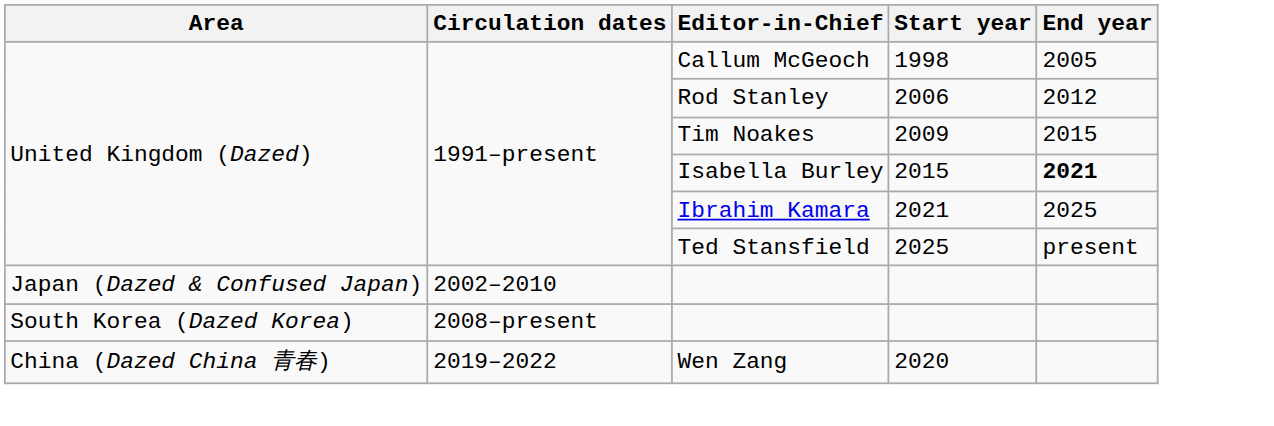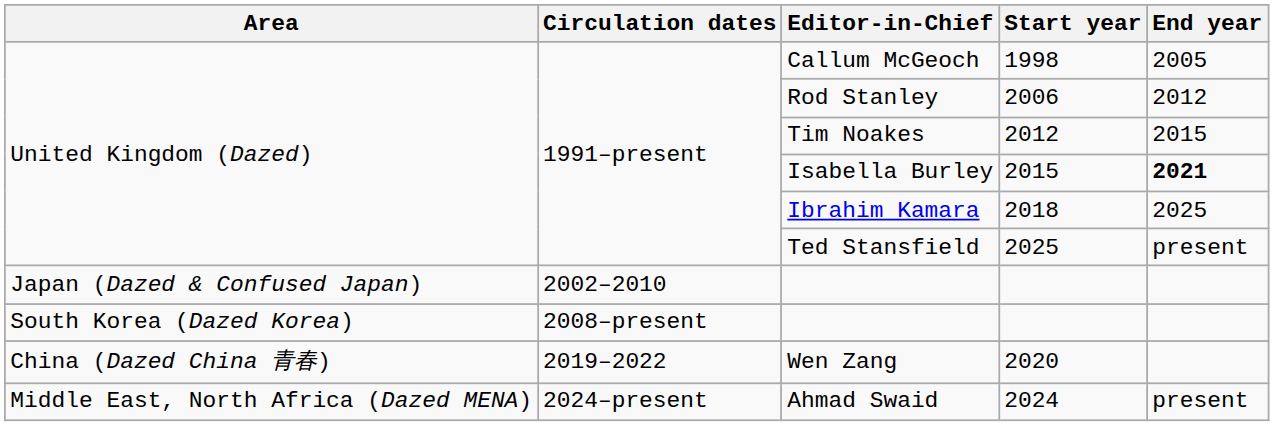(922, 135) 2009 -> (1032, 135) 2012
(922, 210) 2021 -> (1032, 210) 2018
+ row: (271, 402)
